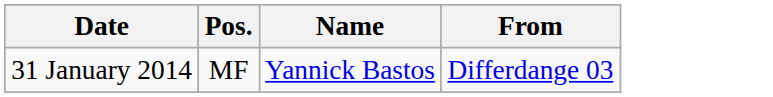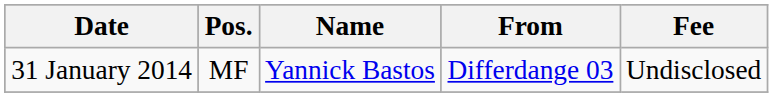+ column: (694, 26)
